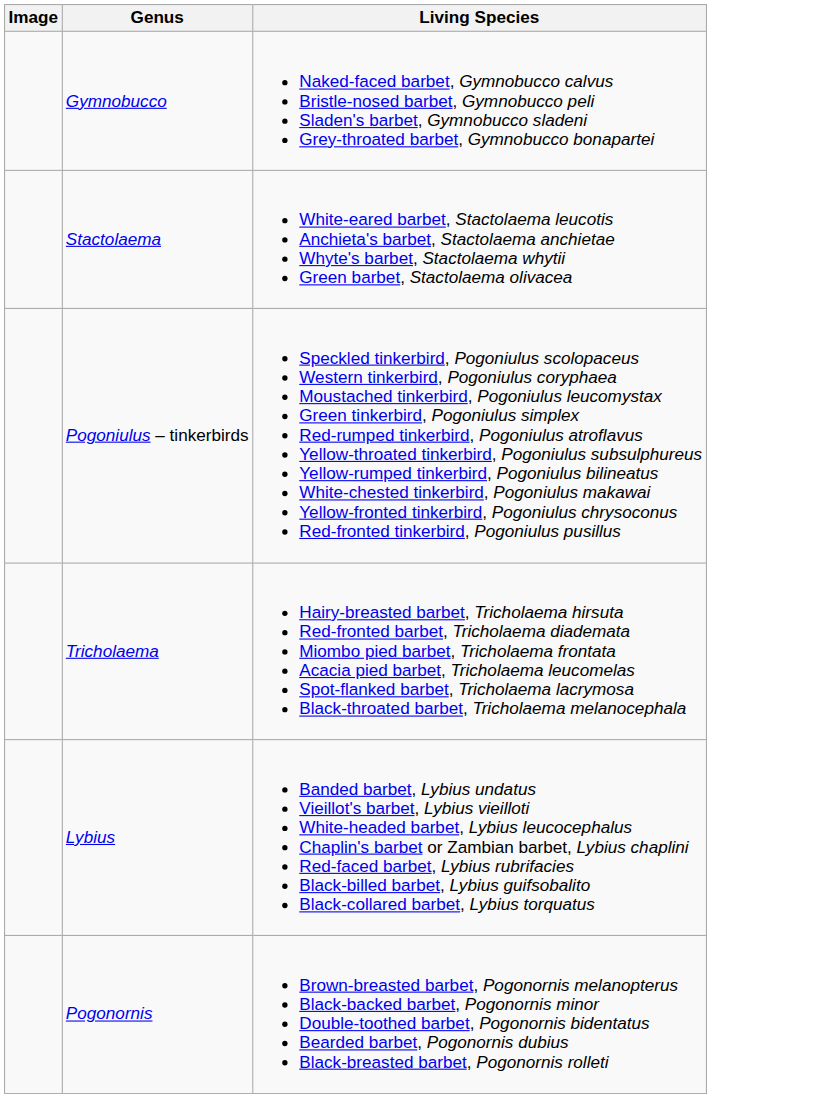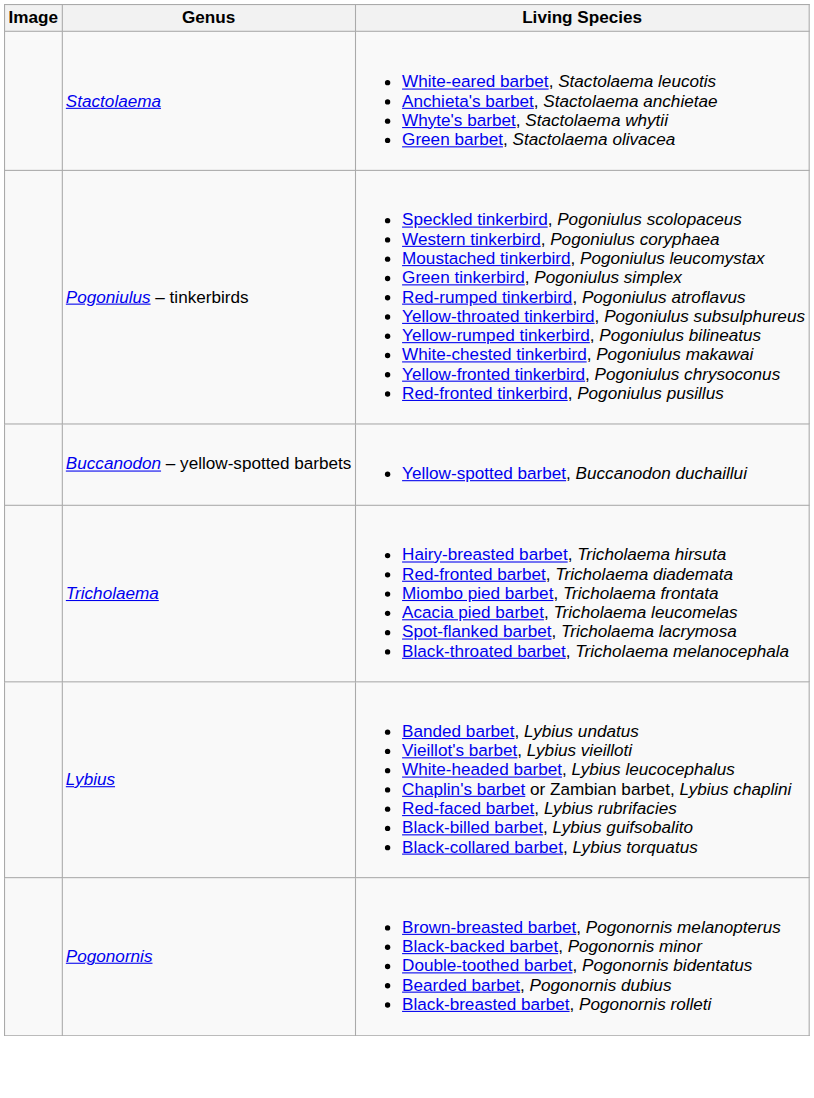- row: (116, 100)
+ row: (209, 464)
